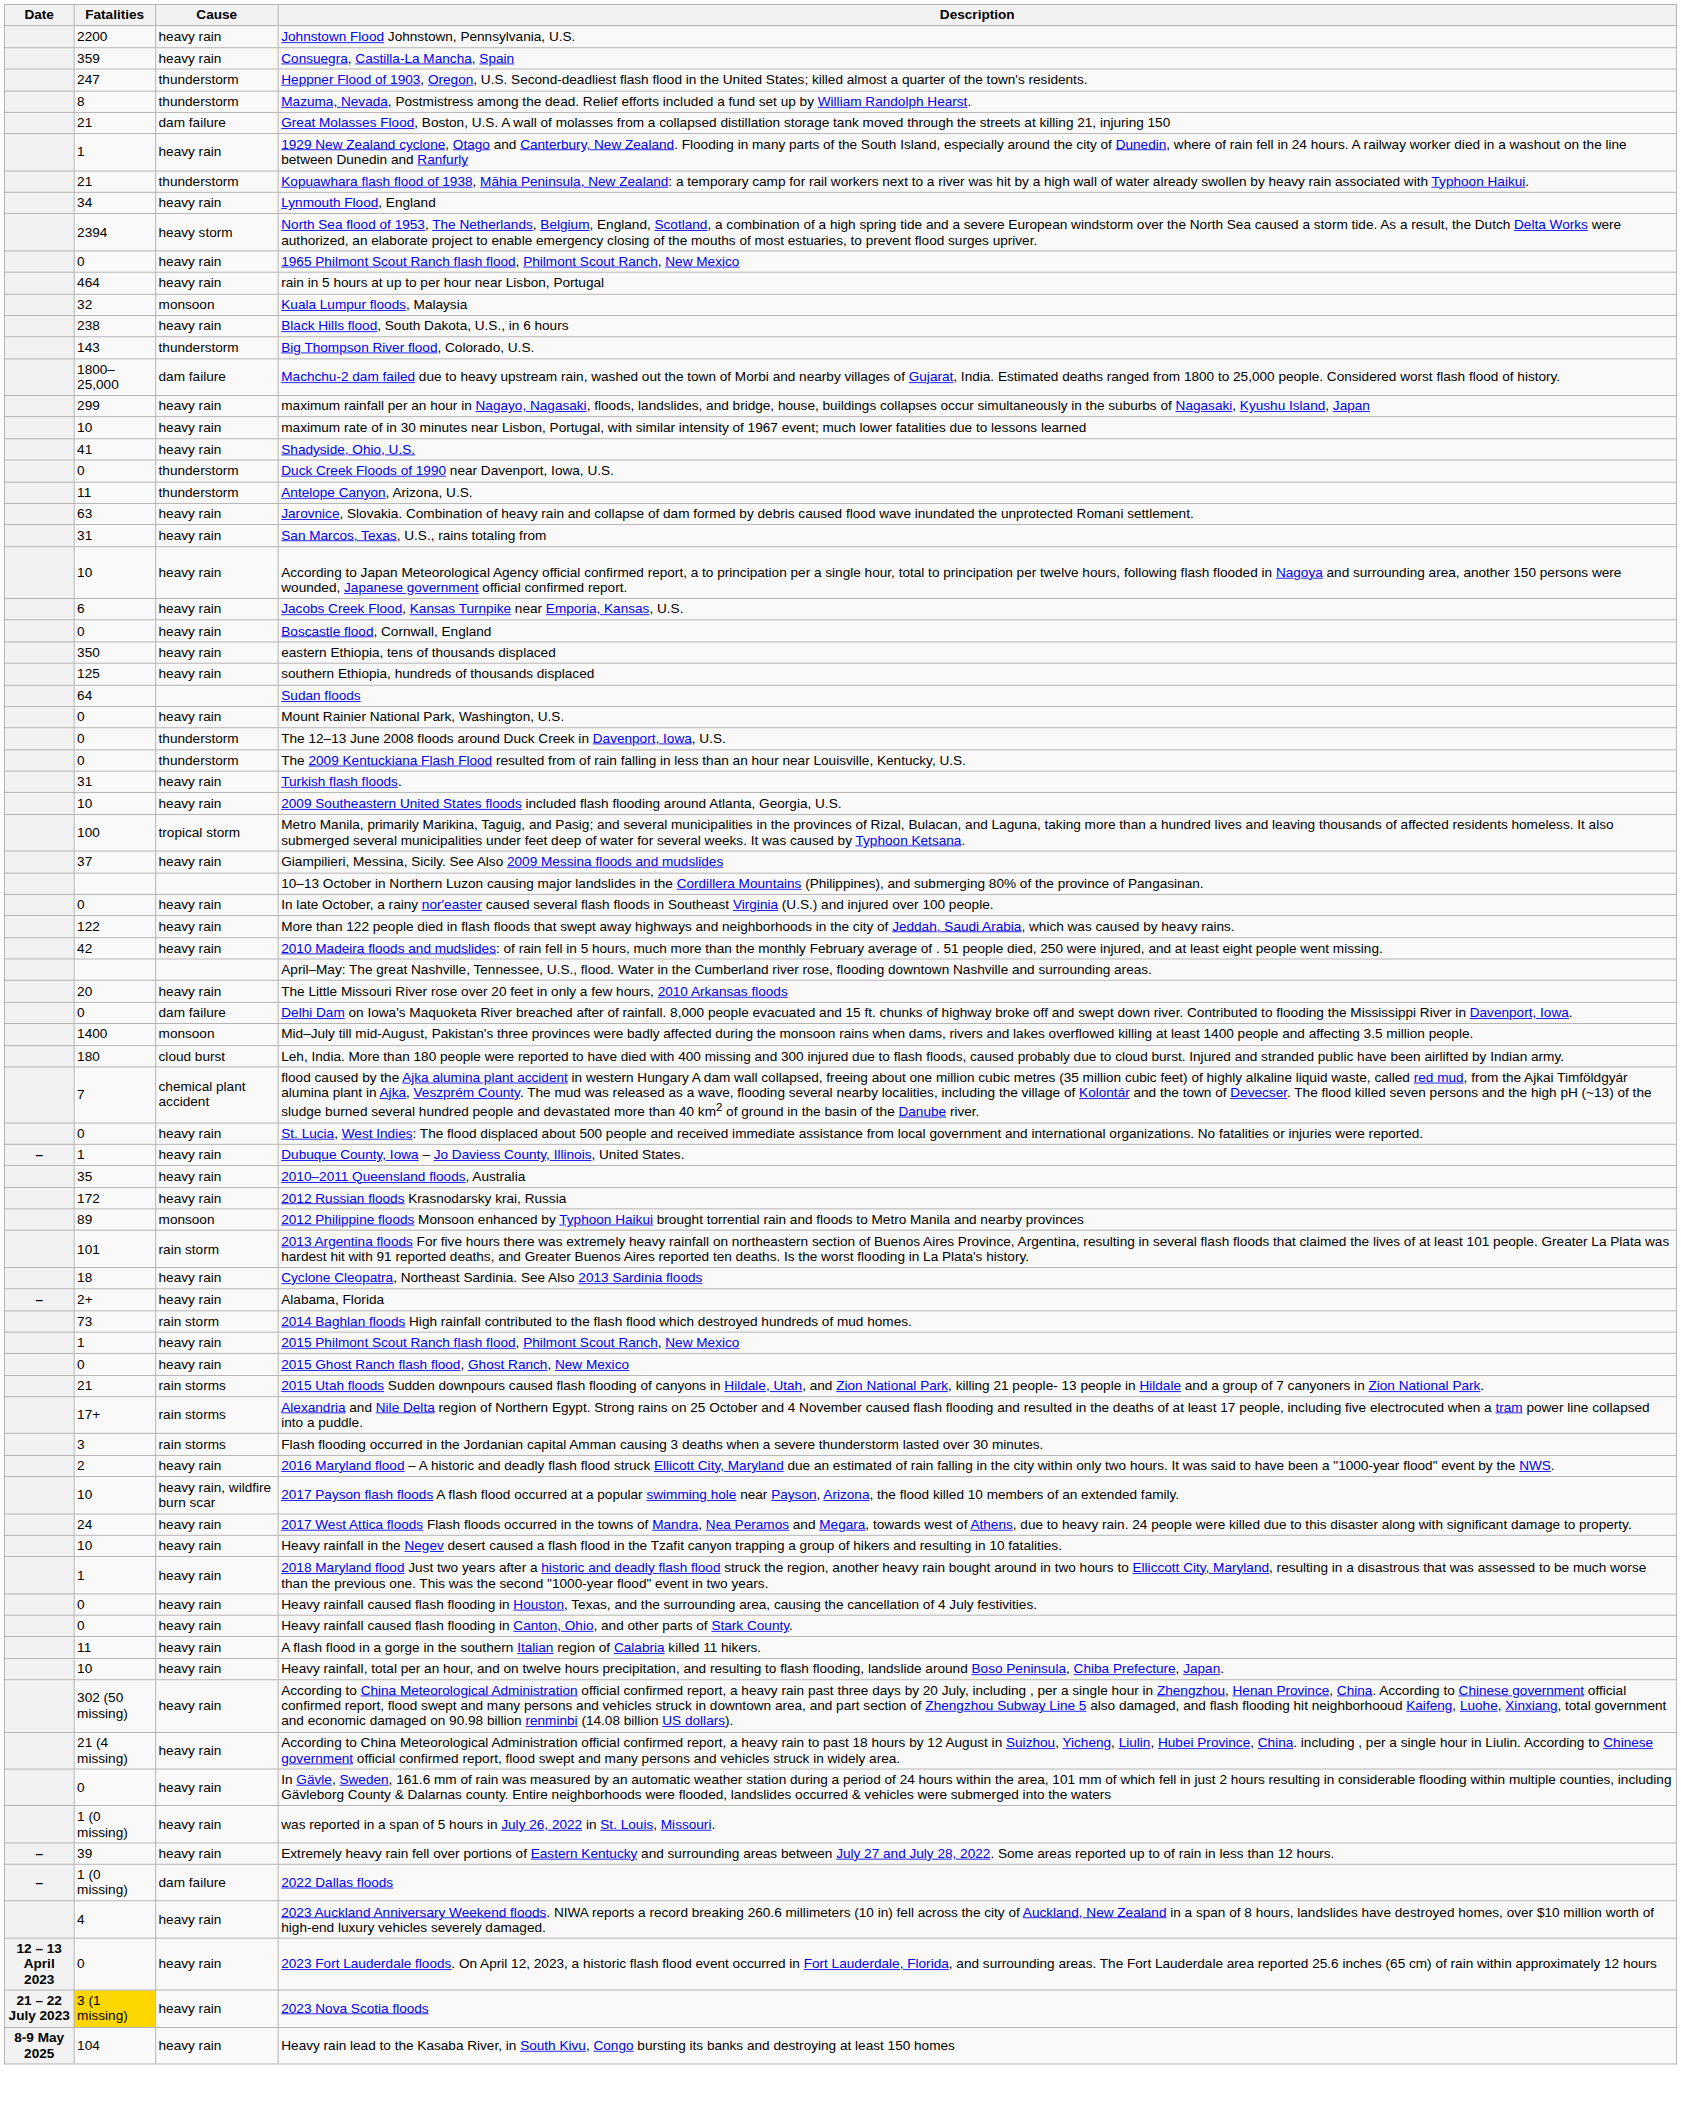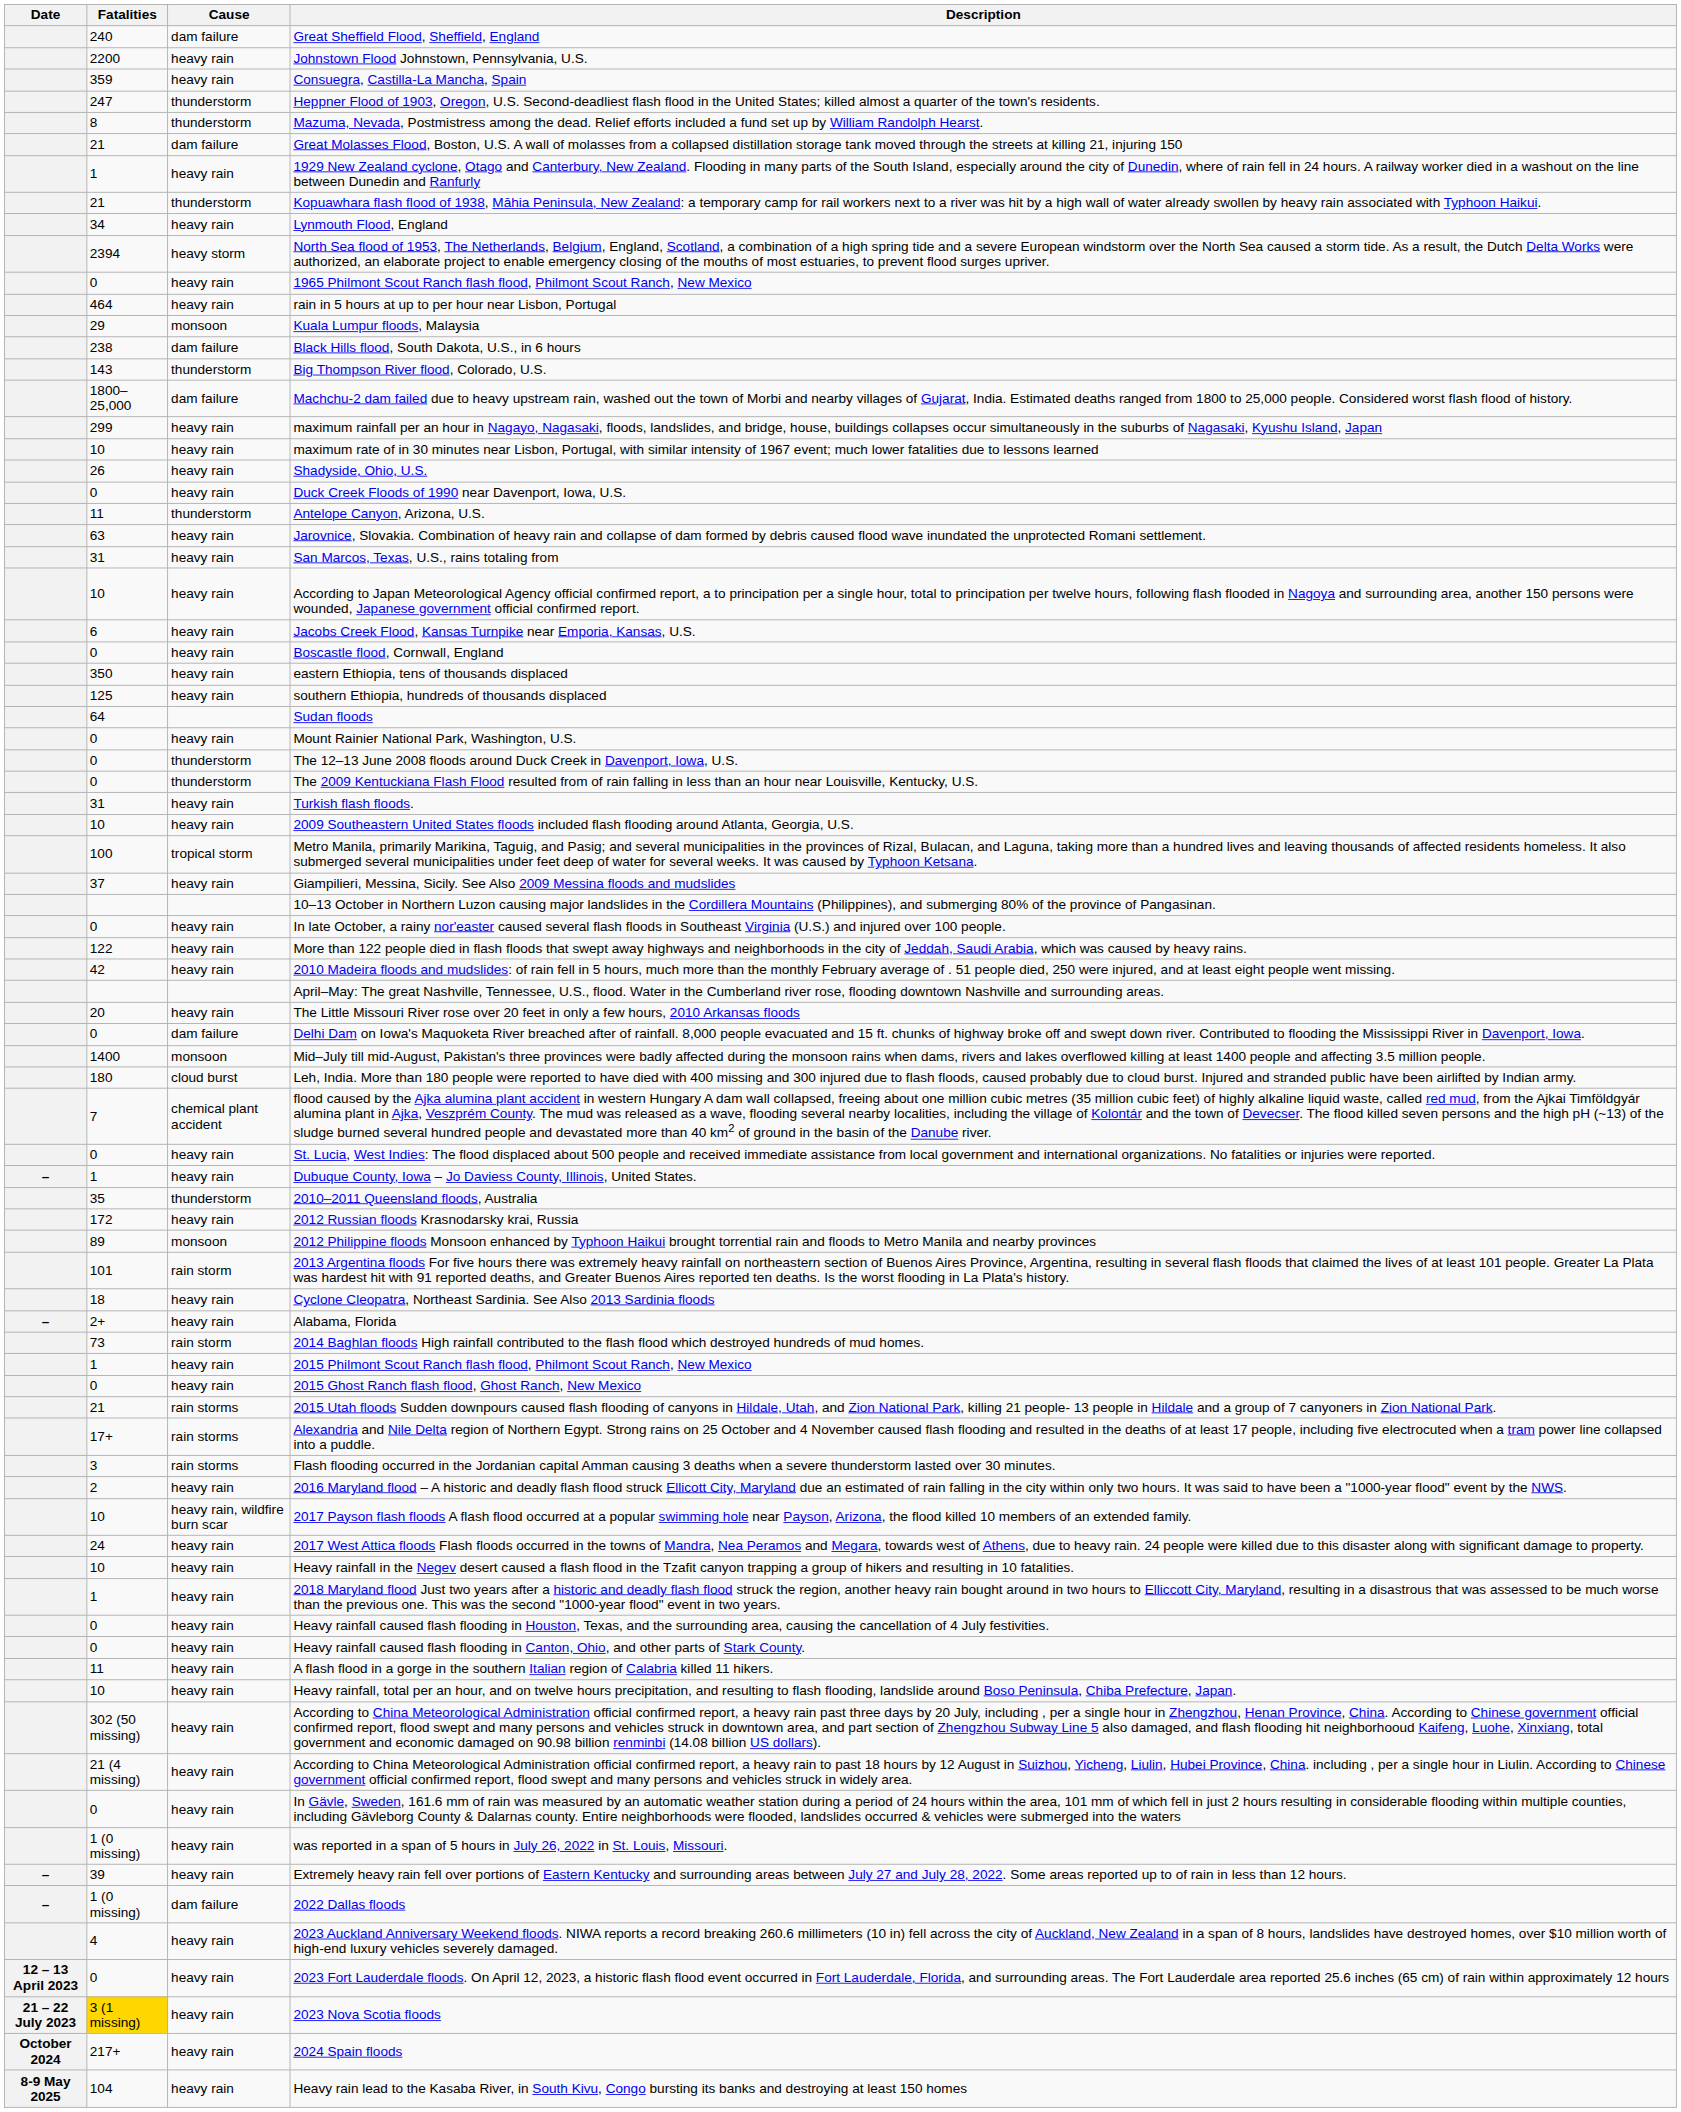+ row: (416, 36)
(85, 304) 32 -> (97, 326) 29
(190, 326) heavy rain -> (205, 347) dam failure
(85, 449) 41 -> (97, 470) 26
(199, 470) thunderstorm -> (202, 492) heavy rain
(190, 1176) heavy rain -> (211, 1198) thunderstorm
+ row: (348, 2051)
